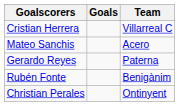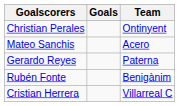rows swapped: (46, 93) <-> (43, 28)
